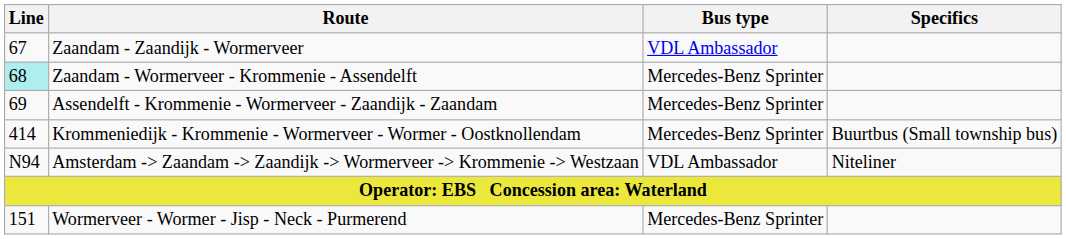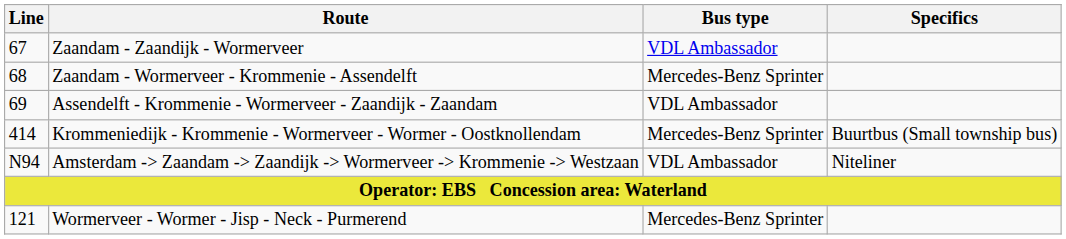(18, 76) paleturquoise background -> (18, 76) no background
(735, 104) Mercedes-Benz Sprinter -> (712, 104) VDL Ambassador
(22, 219) 151 -> (22, 219) 121
